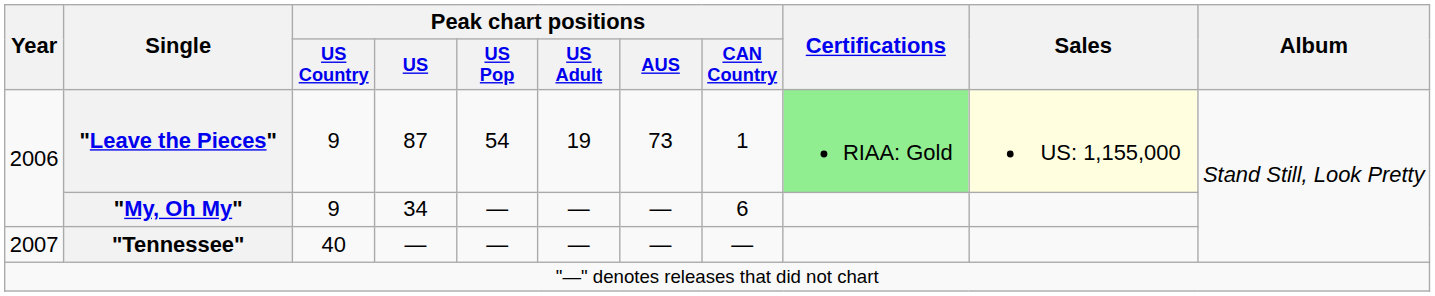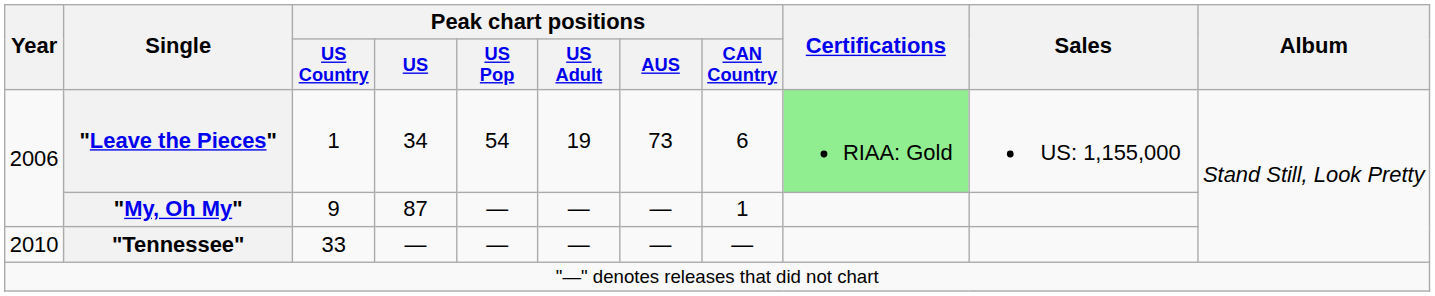(334, 140) 9 -> (334, 140) 1
(415, 140) 87 -> (415, 140) 34
(742, 140) 1 -> (742, 140) 6
(1083, 153) lightyellow background -> (1083, 153) no background
(415, 209) 34 -> (415, 209) 87
(742, 209) 6 -> (742, 209) 1
(34, 244) 2007 -> (34, 244) 2010
(334, 244) 40 -> (334, 244) 33
